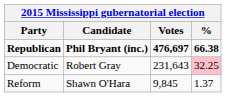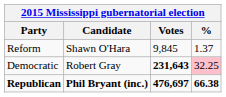rows swapped: (34, 48) <-> (24, 83)
(171, 65) normal -> (171, 65) bold
